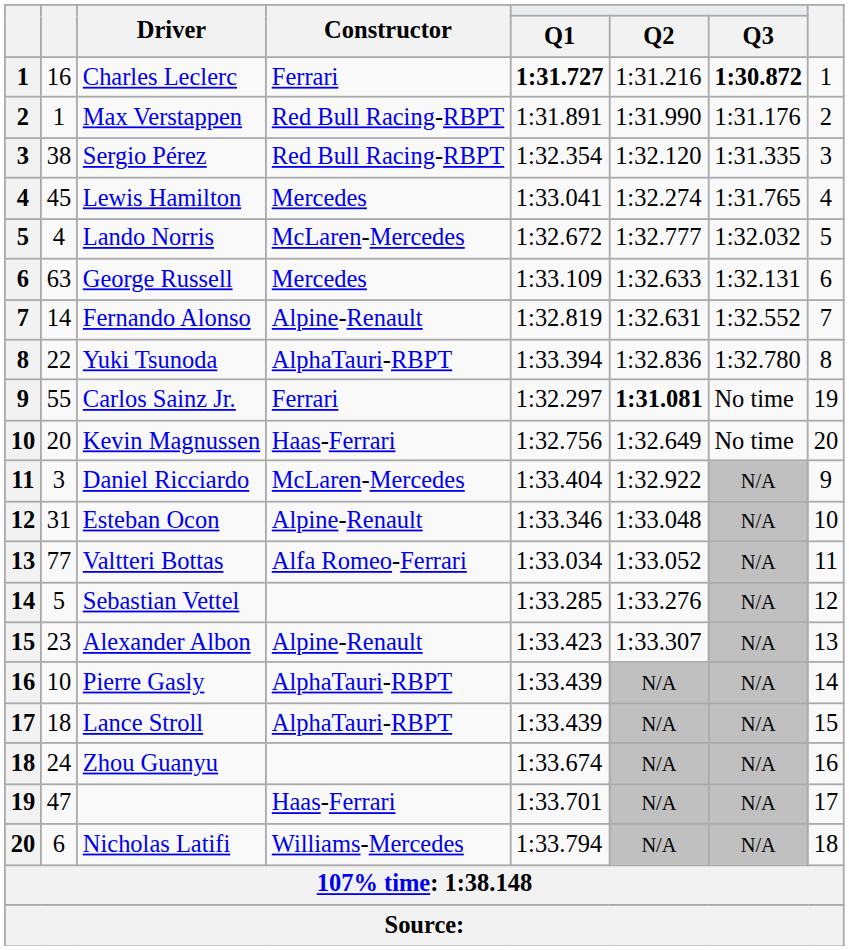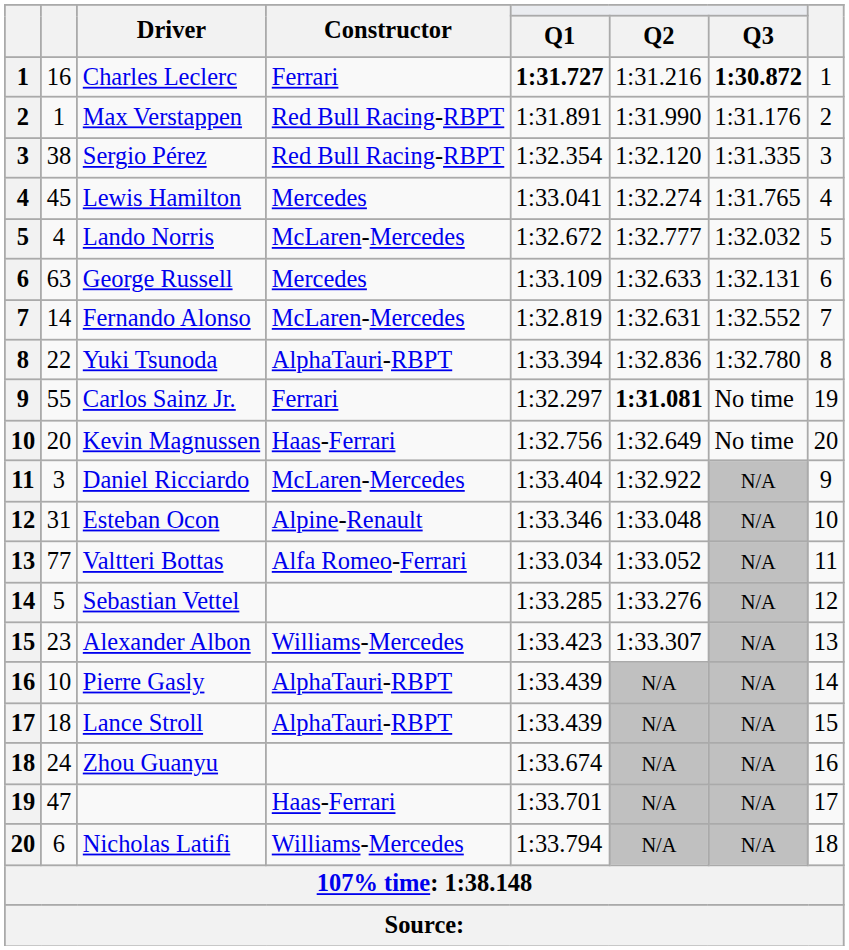(347, 318) Alpine-Renault -> (368, 318) McLaren-Mercedes
(347, 641) Alpine-Renault -> (368, 641) Williams-Mercedes
